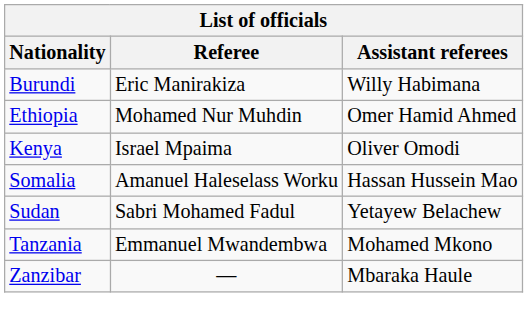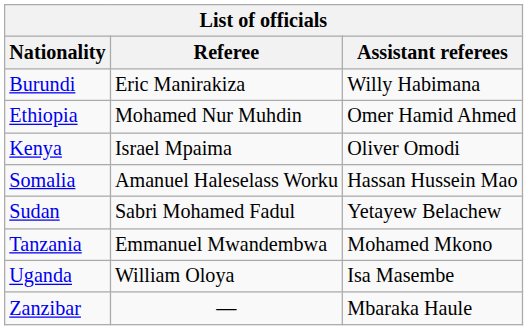+ row: (41, 276)
